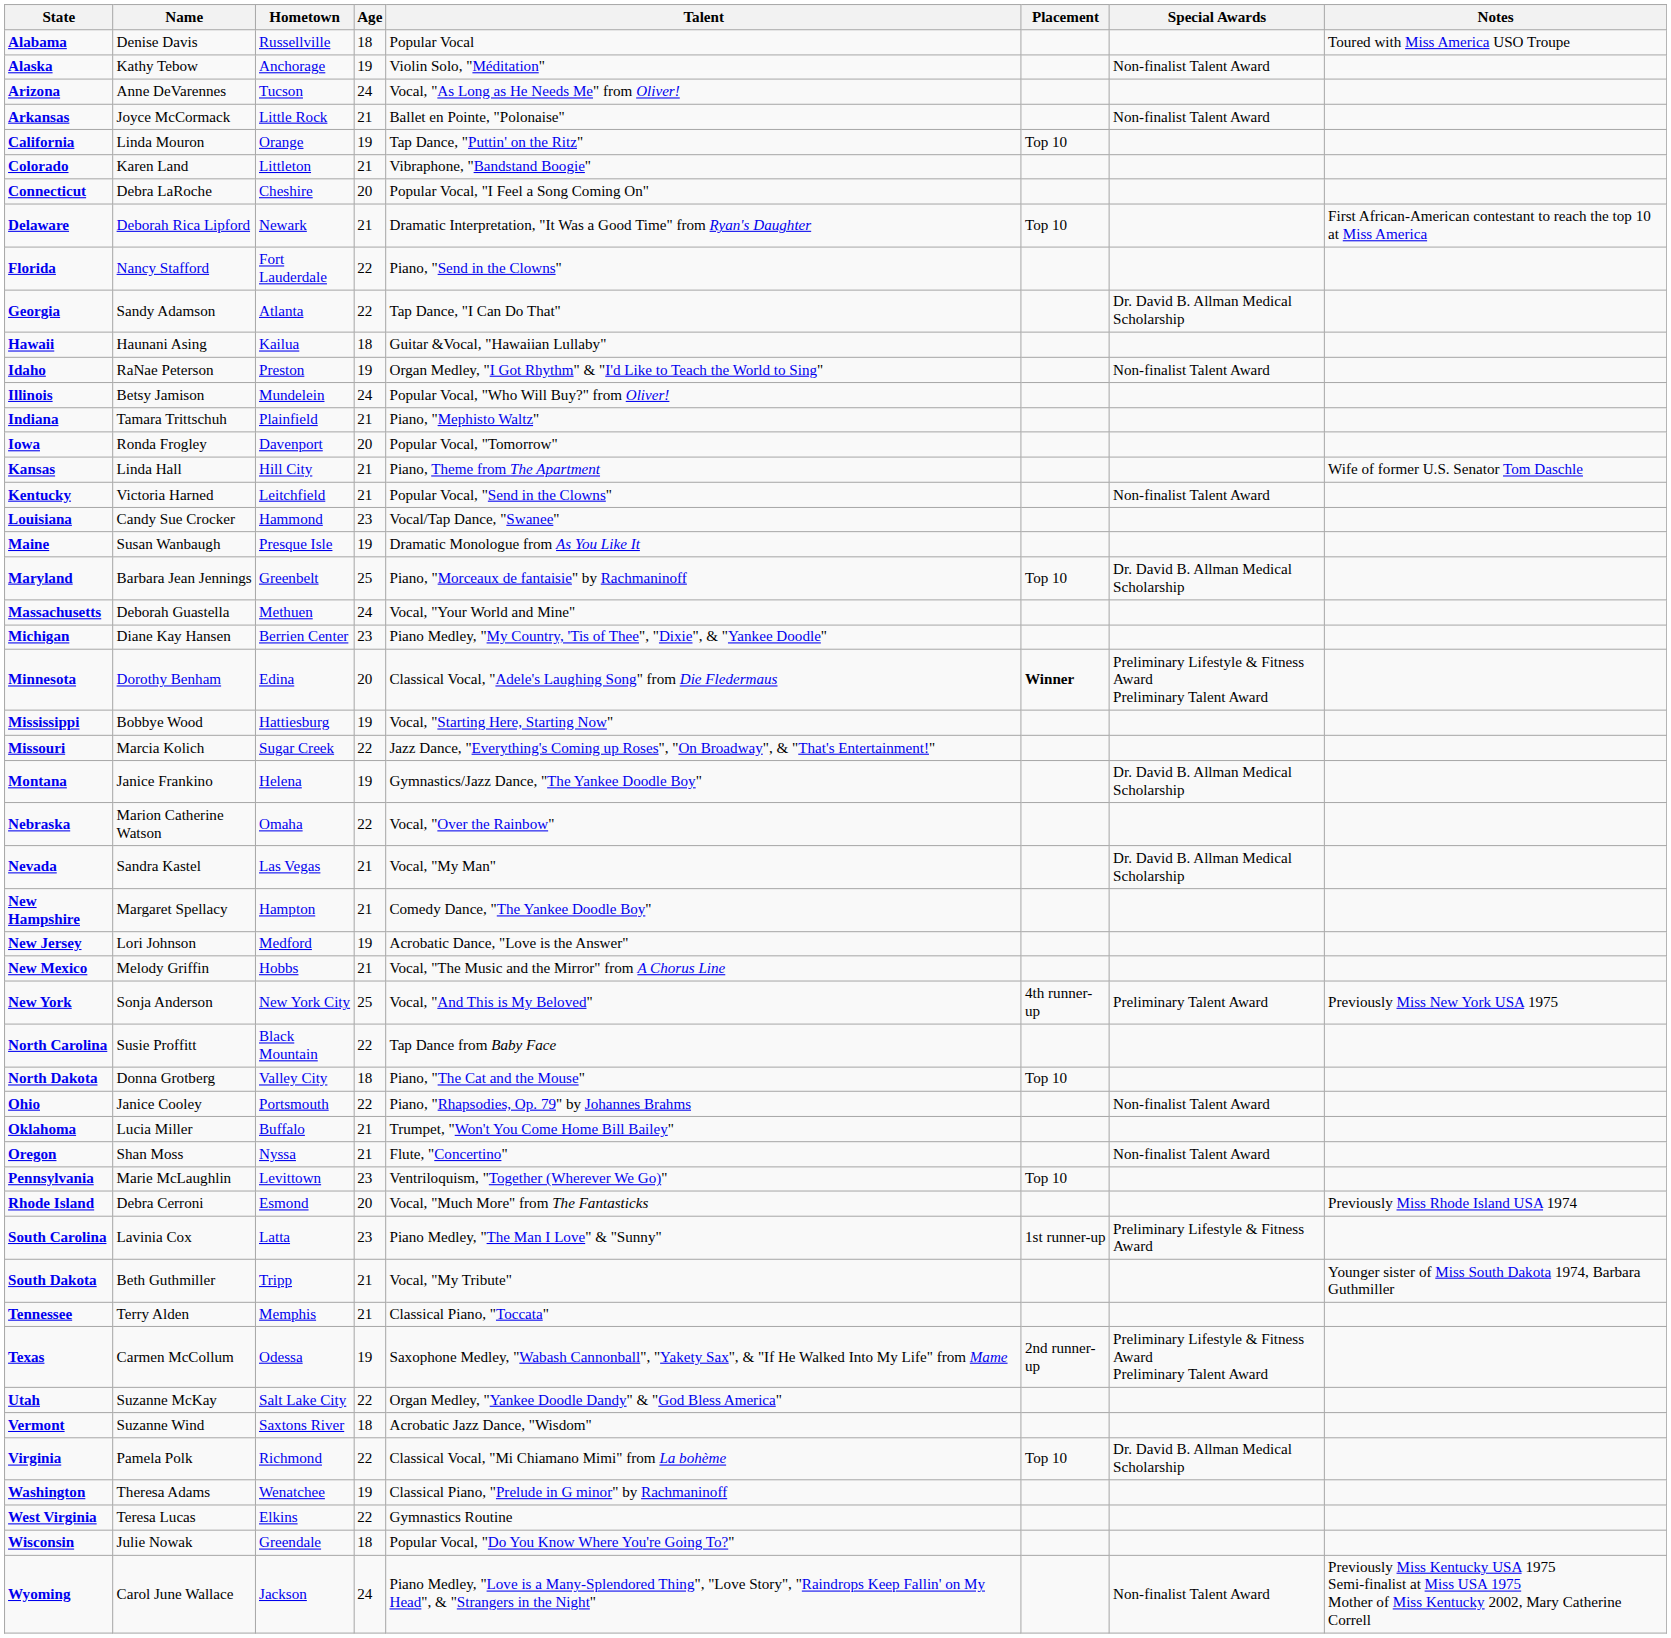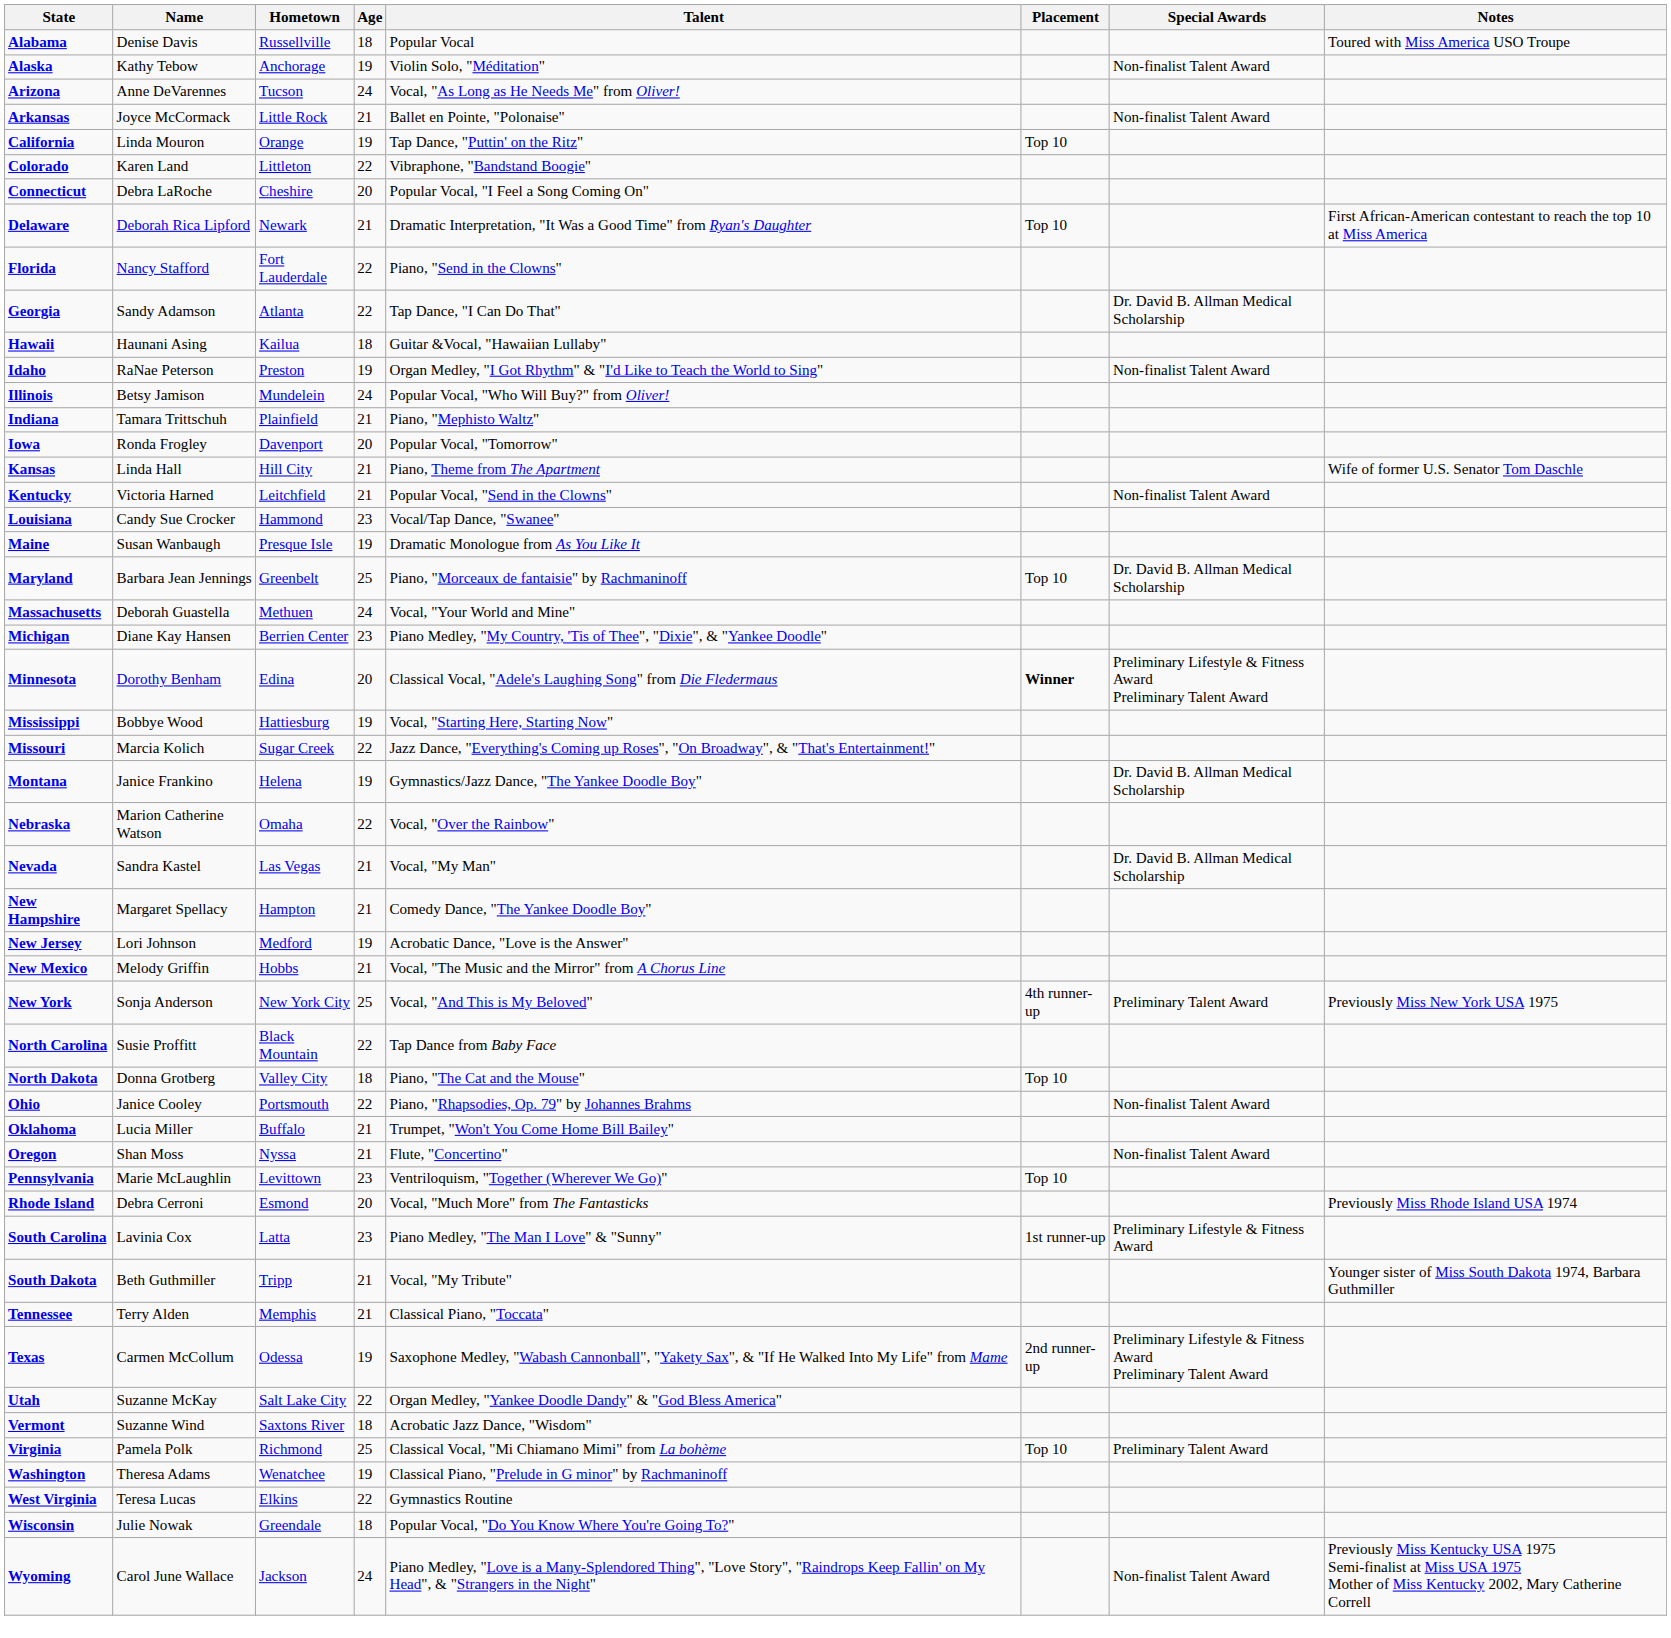(365, 166) 21 -> (365, 166) 22
(365, 1459) 22 -> (365, 1450) 25
(1202, 1459) Dr. David B. Allman Medical Scholarship -> (1191, 1450) Preliminary Talent Award
